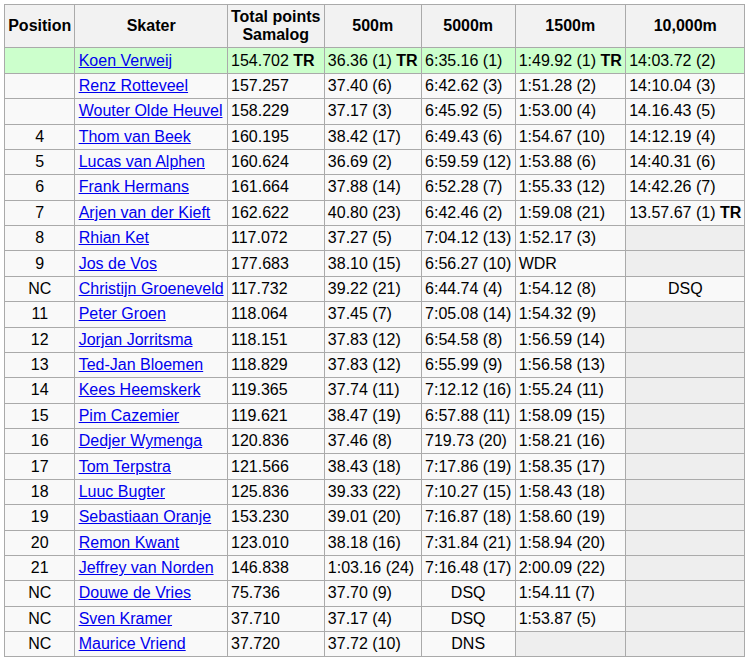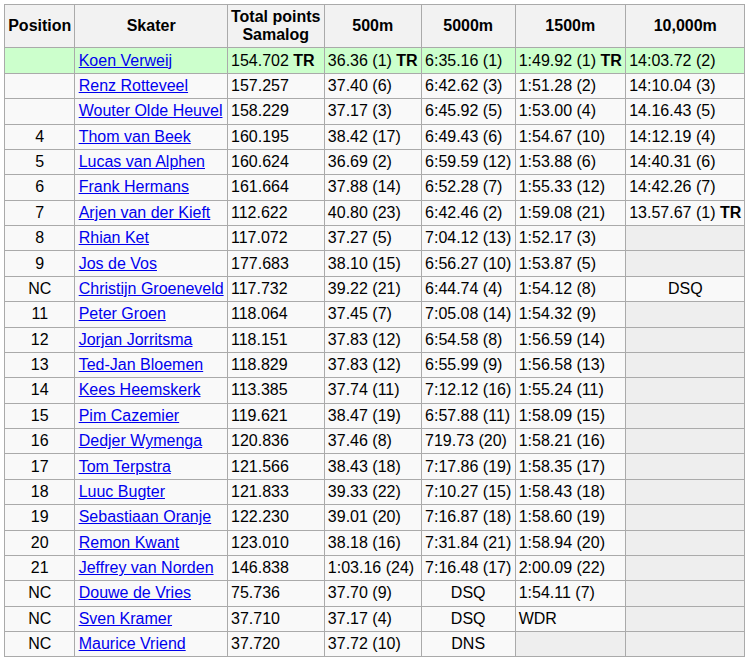(260, 212) 162.622 -> (259, 212) 112.622
(538, 263) WDR -> (557, 263) 1:53.87 (5)
(259, 390) 119.365 -> (259, 390) 113.385
(260, 491) 125.836 -> (260, 491) 121.833
(260, 517) 153.230 -> (260, 517) 122.230
(557, 618) 1:53.87 (5) -> (538, 618) WDR
